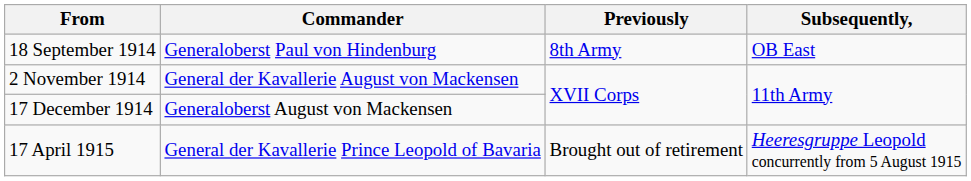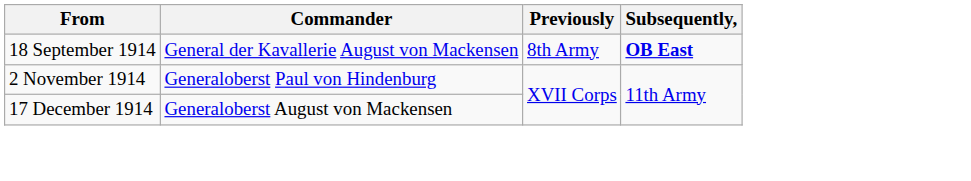(300, 49) Generaloberst Paul von Hindenburg -> (341, 49) General der Kavallerie August von Mackensen
(783, 49) normal -> (659, 49) bold
(341, 79) General der Kavallerie August von Mackensen -> (300, 79) Generaloberst Paul von Hindenburg
- row: (61, 149)
